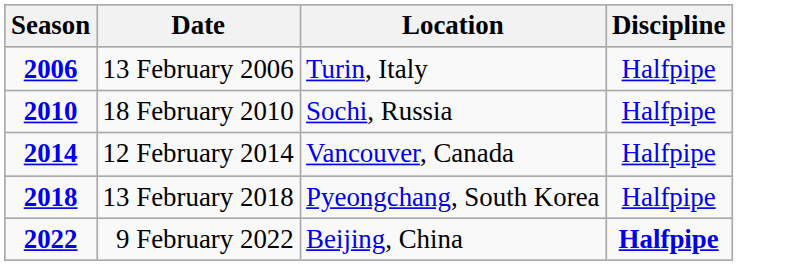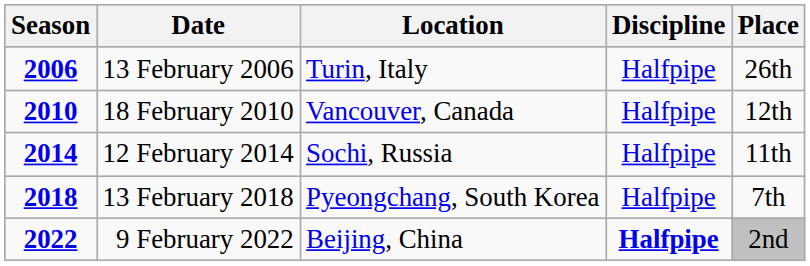+ column: (768, 25)
(379, 111) Sochi, Russia -> (410, 111) Vancouver, Canada
(410, 153) Vancouver, Canada -> (379, 153) Sochi, Russia
